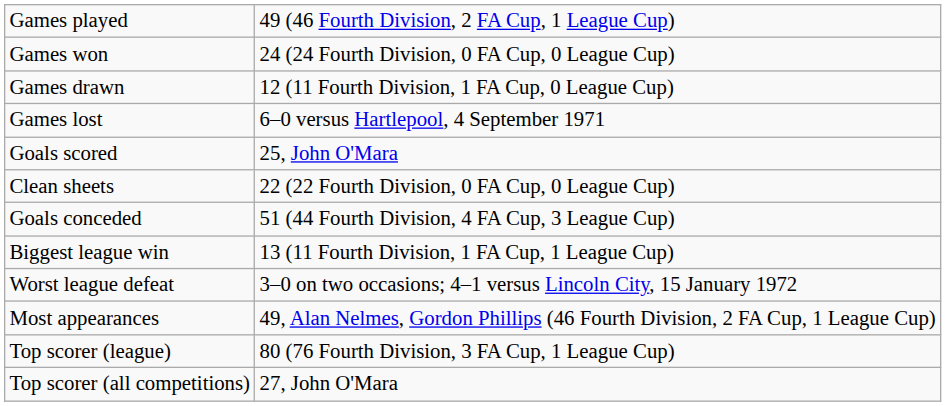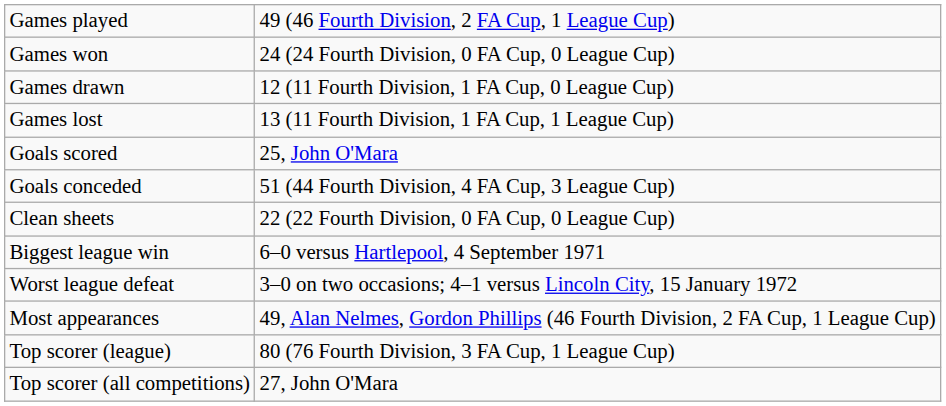(432, 119) 6–0 versus Hartlepool, 4 September 1971 -> (467, 119) 13 (11 Fourth Division, 1 FA Cup, 1 League Cup)
rows swapped: (76, 218) <-> (62, 185)
(467, 251) 13 (11 Fourth Division, 1 FA Cup, 1 League Cup) -> (432, 251) 6–0 versus Hartlepool, 4 September 1971
